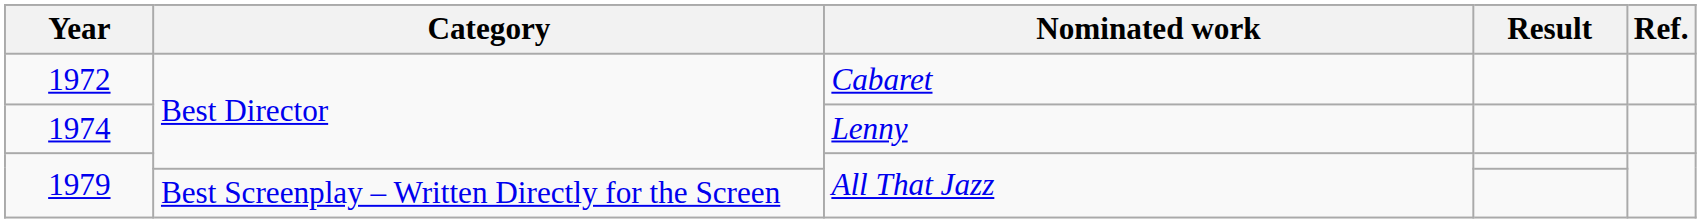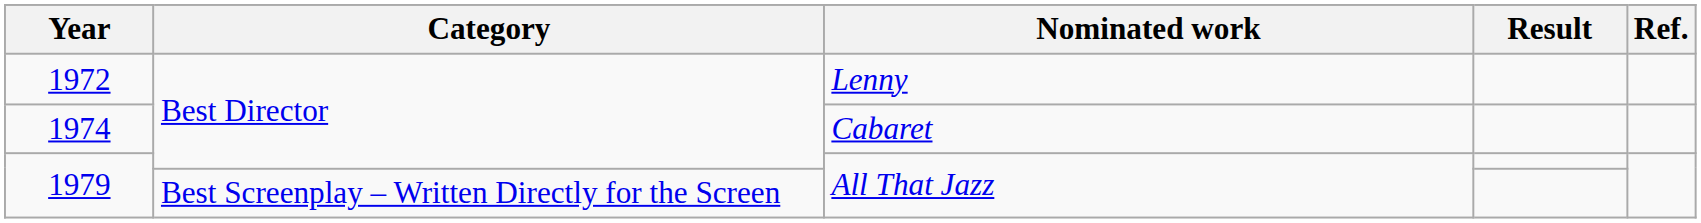(882, 78) Cabaret -> (870, 78) Lenny
(870, 128) Lenny -> (882, 128) Cabaret
